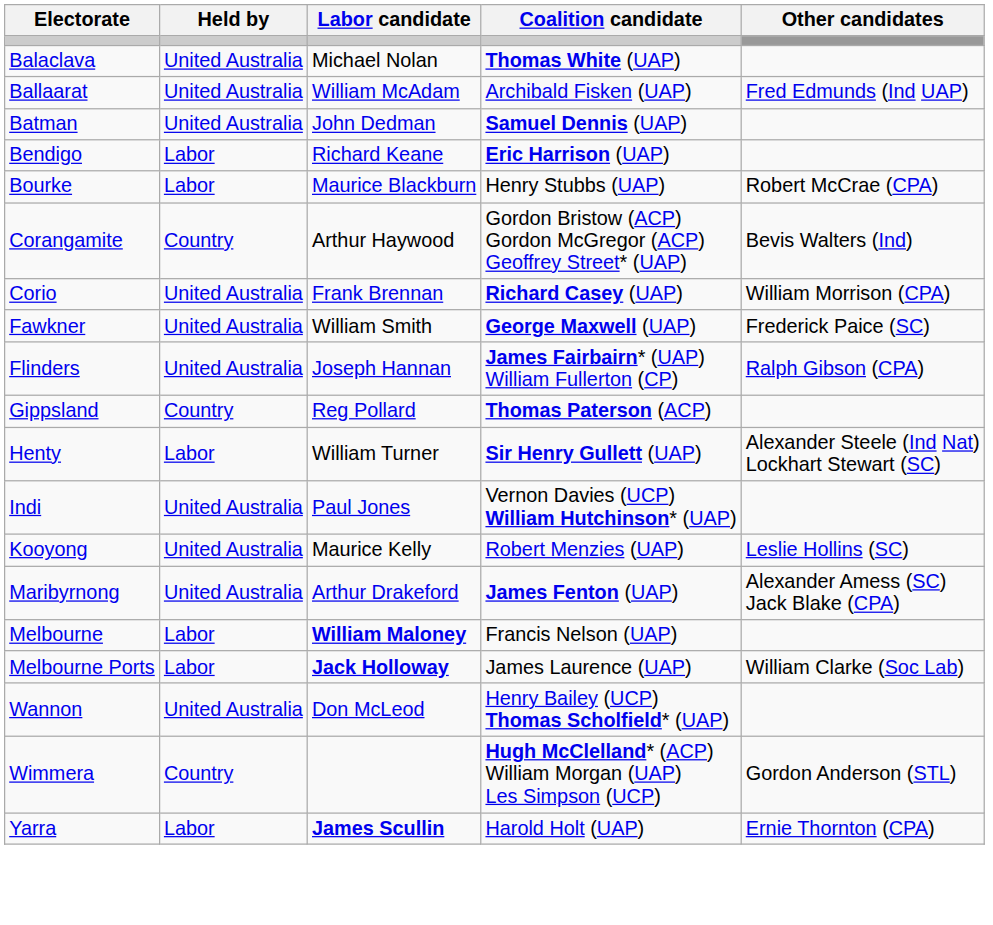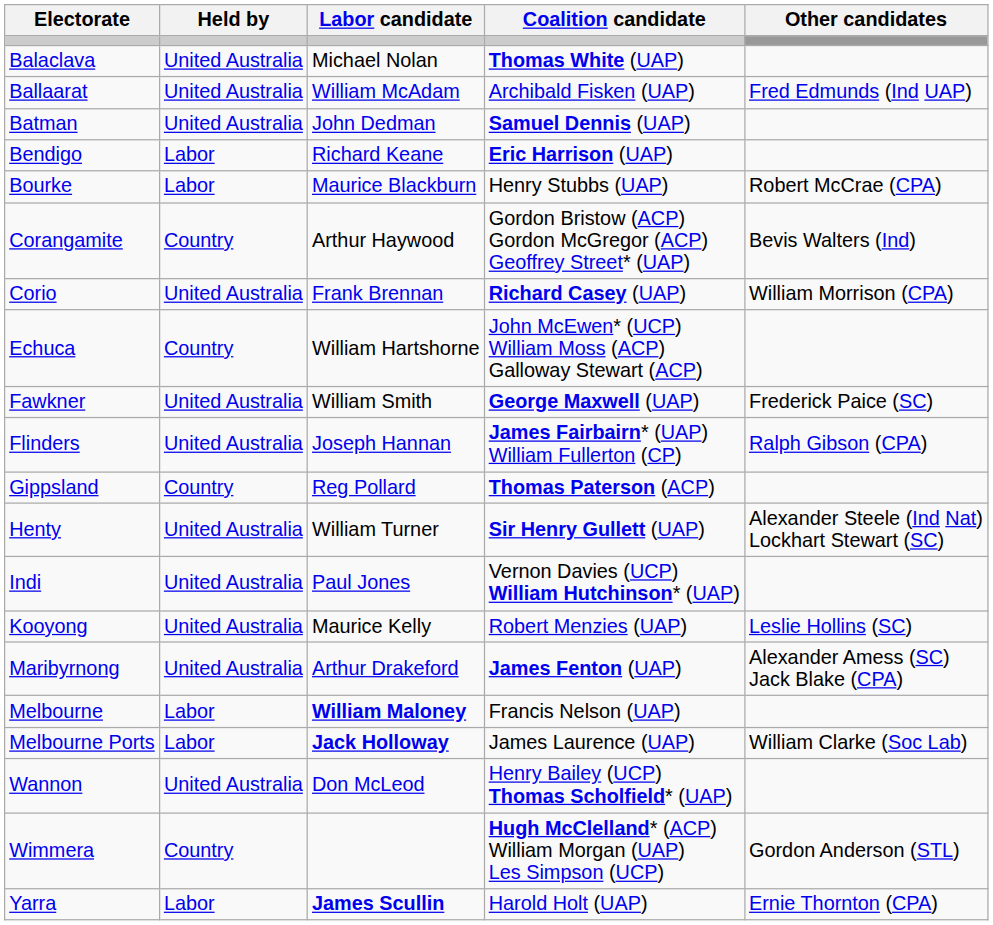+ row: (42, 348)
(189, 453) Labor -> (233, 529) United Australia
